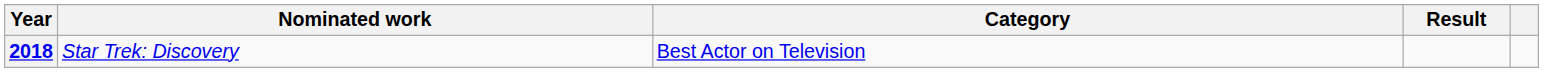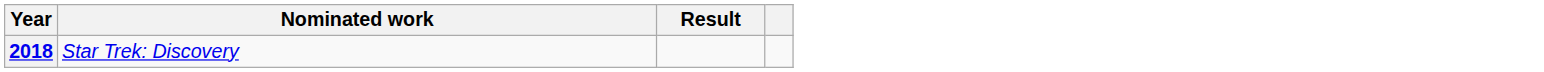- column: (1027, 20)
